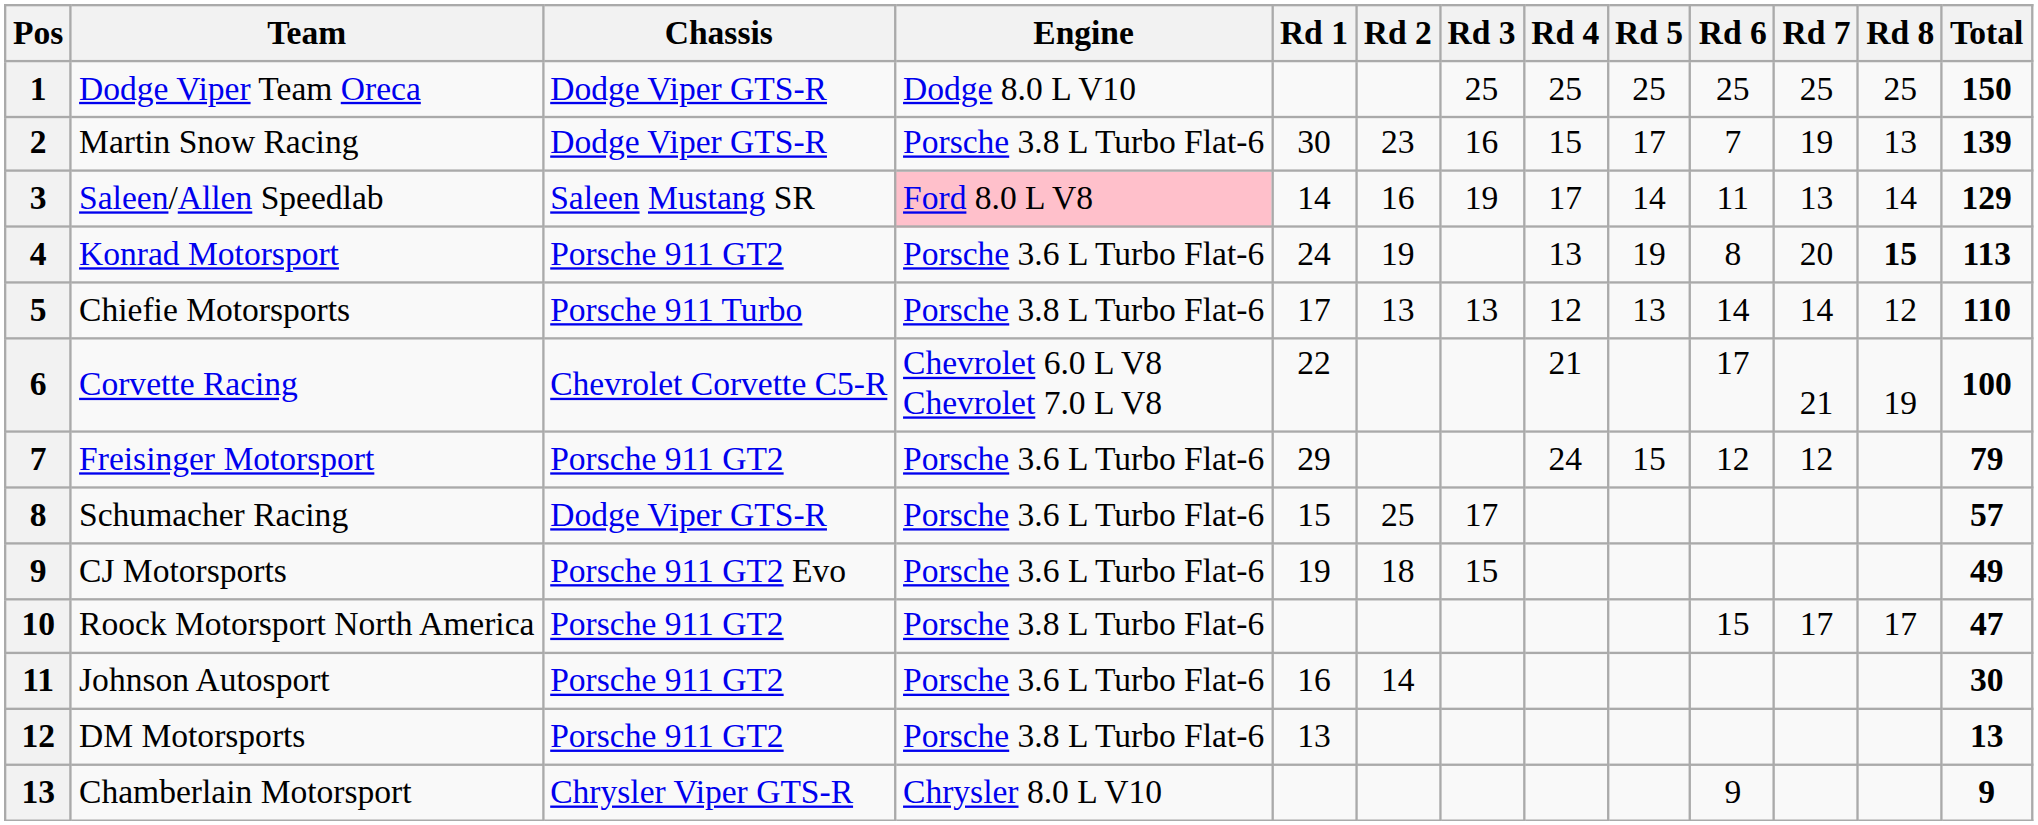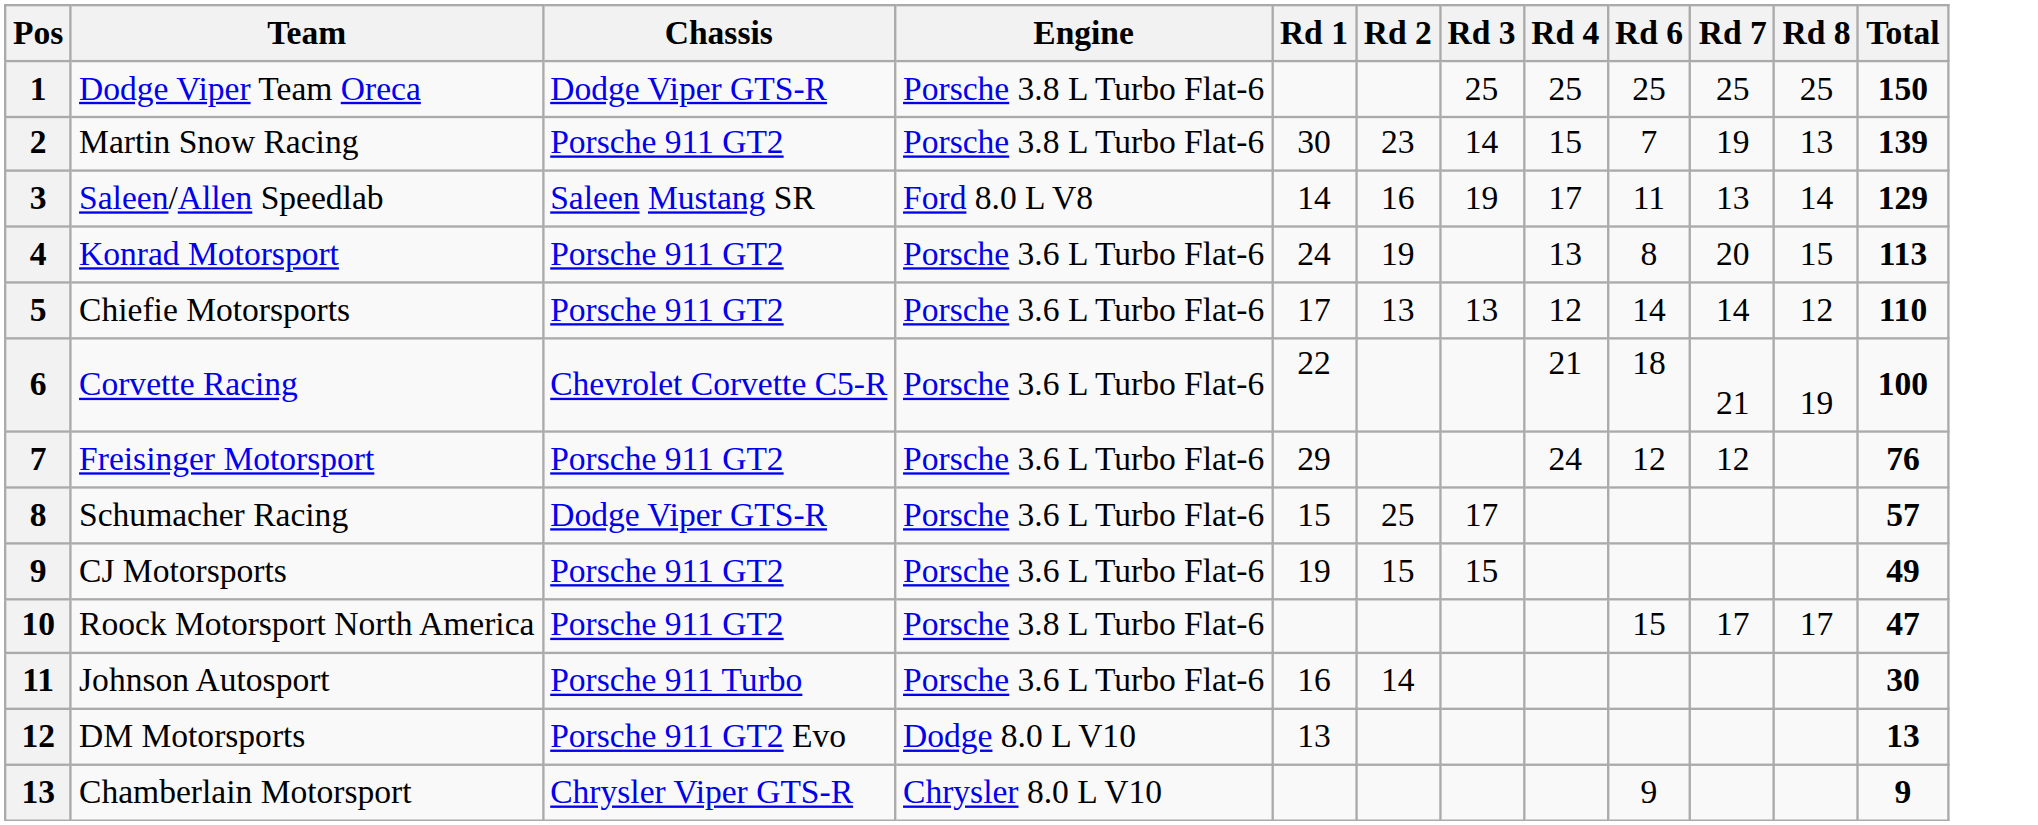- column: (1649, 32)
(1019, 87) Dodge 8.0 L V10 -> (1084, 87) Porsche 3.8 L Turbo Flat-6
(689, 143) Dodge Viper GTS-R -> (667, 143) Porsche 911 GT2
(1481, 143) 16 -> (1481, 143) 14
(998, 198) pink background -> (998, 198) no background
(1900, 253) bold -> (1817, 253) normal
(676, 309) Porsche 911 Turbo -> (667, 309) Porsche 911 GT2
(1084, 309) Porsche 3.8 L Turbo Flat-6 -> (1084, 309) Porsche 3.6 L Turbo Flat-6
(1033, 384) Chevrolet 6.0 L V8 Chevrolet 7.0 L V8 -> (1084, 384) Porsche 3.6 L Turbo Flat-6
(1733, 364) 17 -> (1649, 364) 18
(1987, 459) 79 -> (1903, 459) 76
(698, 570) Porsche 911 GT2 Evo -> (667, 570) Porsche 911 GT2
(1398, 570) 18 -> (1398, 570) 15
(667, 680) Porsche 911 GT2 -> (676, 680) Porsche 911 Turbo
(667, 736) Porsche 911 GT2 -> (698, 736) Porsche 911 GT2 Evo
(1084, 736) Porsche 3.8 L Turbo Flat-6 -> (1019, 736) Dodge 8.0 L V10
